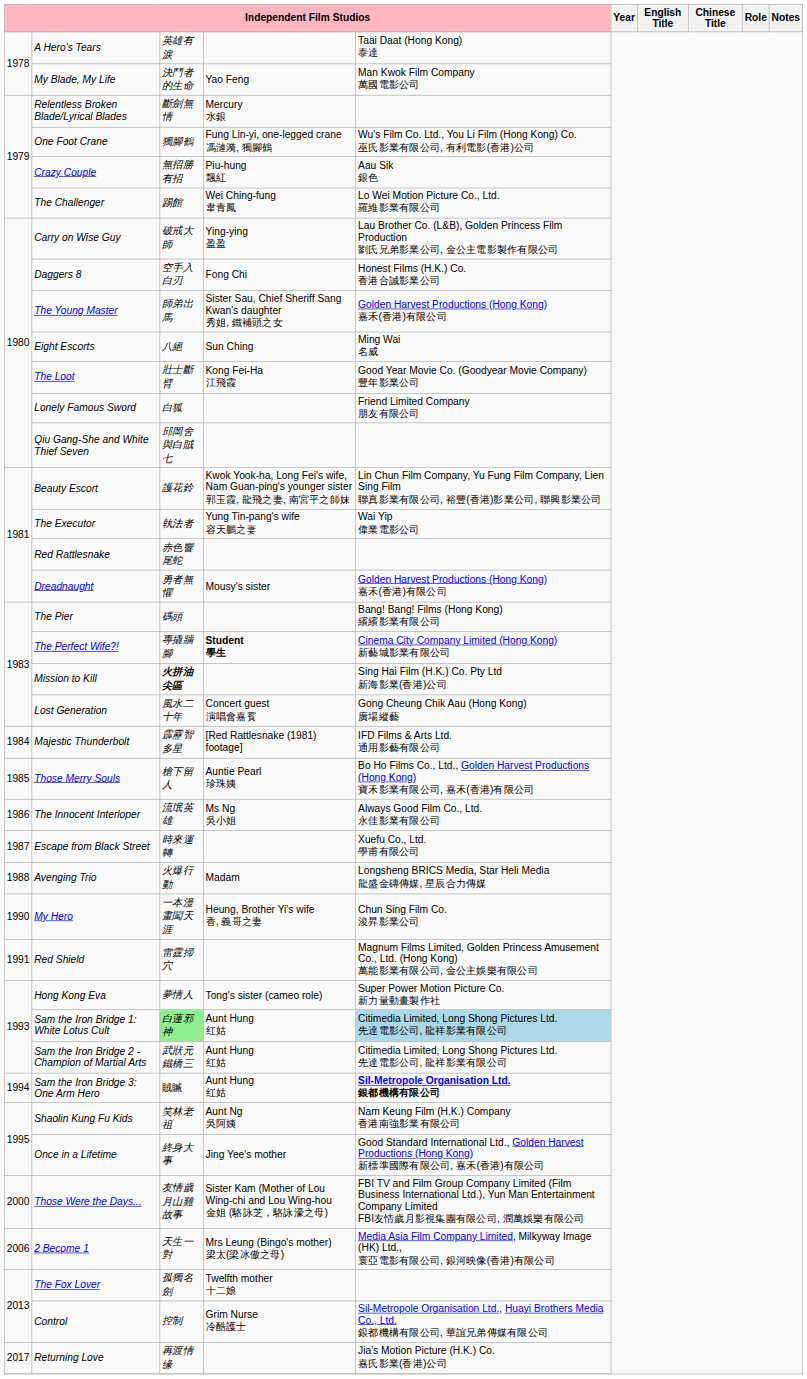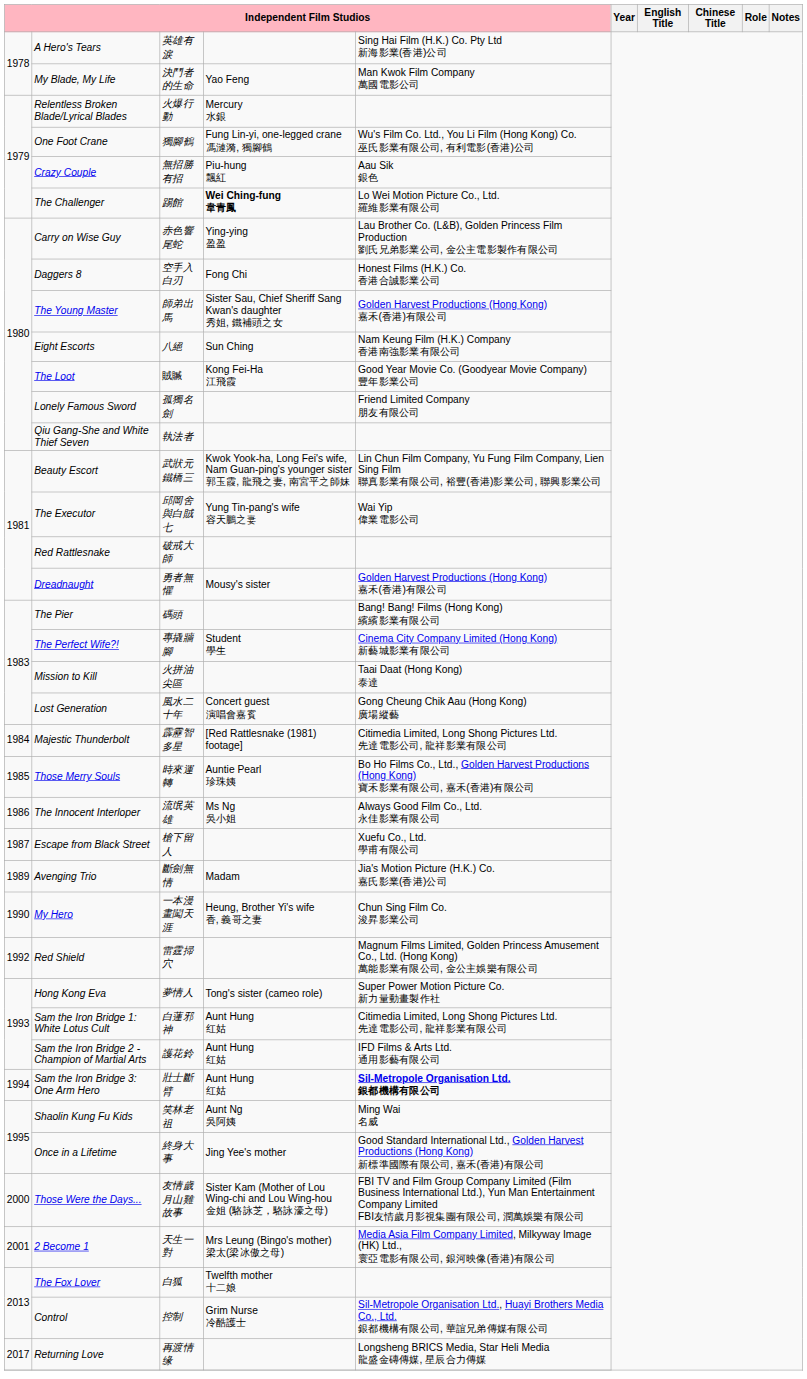(410, 47) Taai Daat (Hong Kong) 泰達 -> (430, 47) Sing Hai Film (H.K.) Co. Pty Ltd 新海影業(香港)公司
(178, 110) 斷劍無情 -> (178, 110) 火爆行動
(241, 202) normal -> (243, 202) bold
(178, 238) 破戒大師 -> (178, 238) 赤色響尾蛇
(379, 346) Ming Wai 名威 -> (434, 346) Nam Keung Film (H.K.) Company 香港南強影業有限公司
(178, 377) 壯士斷臂 -> (172, 376) 賊贓
(172, 407) 白狐 -> (178, 406) 孤獨名劍
(178, 445) 邱岡舍與白賊七 -> (178, 436) 執法者
(178, 488) 護花鈴 -> (178, 471) 武狀元鐵橋三
(178, 523) 執法者 -> (178, 514) 邱岡舍與白賊七
(178, 554) 赤色響尾蛇 -> (178, 552) 破戒大師
(225, 646) bold -> (223, 645) normal
(178, 678) bold -> (178, 676) normal
(430, 678) Sing Hai Film (H.K.) Co. Pty Ltd 新海影業(香港)公司 -> (410, 676) Taai Daat (Hong Kong) 泰達
(405, 741) IFD Films & Arts Ltd. 通用影藝有限公司 -> (458, 739) Citimedia Limited, Long Shong Pictures Ltd. 先達電影公司, 龍祥影業有限公司
(178, 778) 槍下留人 -> (178, 776) 時來運轉
(178, 846) 時來運轉 -> (178, 844) 槍下留人
(18, 878) 1988 -> (18, 876) 1989
(178, 878) 火爆行動 -> (178, 876) 斷劍無情
(454, 877) Longsheng BRICS Media, Star Heli Media 龍盛金磚傳媒, 星辰合力傳媒 -> (426, 875) Jia's Motion Picture (H.K.) Co. 嘉氏影業(香港)公司
(18, 959) 1991 -> (18, 957) 1992
(178, 1025) lightgreen background -> (178, 1023) no background
(458, 1025) lightblue background -> (458, 1023) no background
(178, 1057) 武狀元鐵橋三 -> (178, 1054) 護花鈴
(458, 1056) Citimedia Limited, Long Shong Pictures Ltd. 先達電影公司, 龍祥影業有限公司 -> (405, 1053) IFD Films & Arts Ltd. 通用影藝有限公司
(172, 1087) 賊贓 -> (178, 1084) 壯士斷臂
(434, 1118) Nam Keung Film (H.K.) Company 香港南強影業有限公司 -> (379, 1116) Ming Wai 名威
(18, 1249) 2006 -> (18, 1247) 2001
(178, 1285) 孤獨名劍 -> (172, 1282) 白狐
(426, 1357) Jia's Motion Picture (H.K.) Co. 嘉氏影業(香港)公司 -> (454, 1353) Longsheng BRICS Media, Star Heli Media 龍盛金磚傳媒, 星辰合力傳媒
